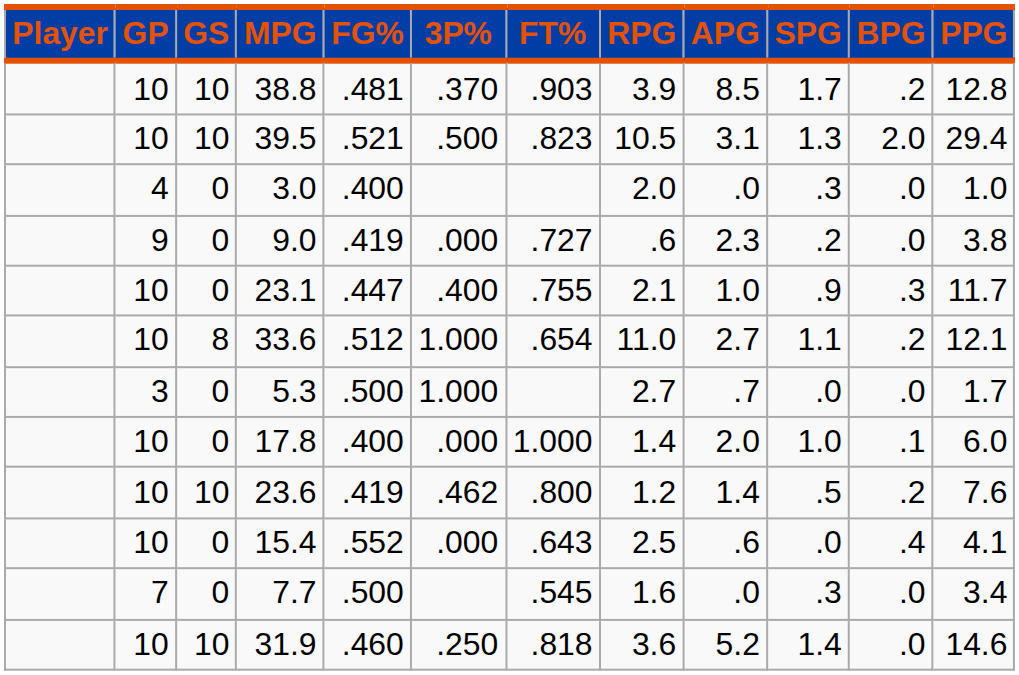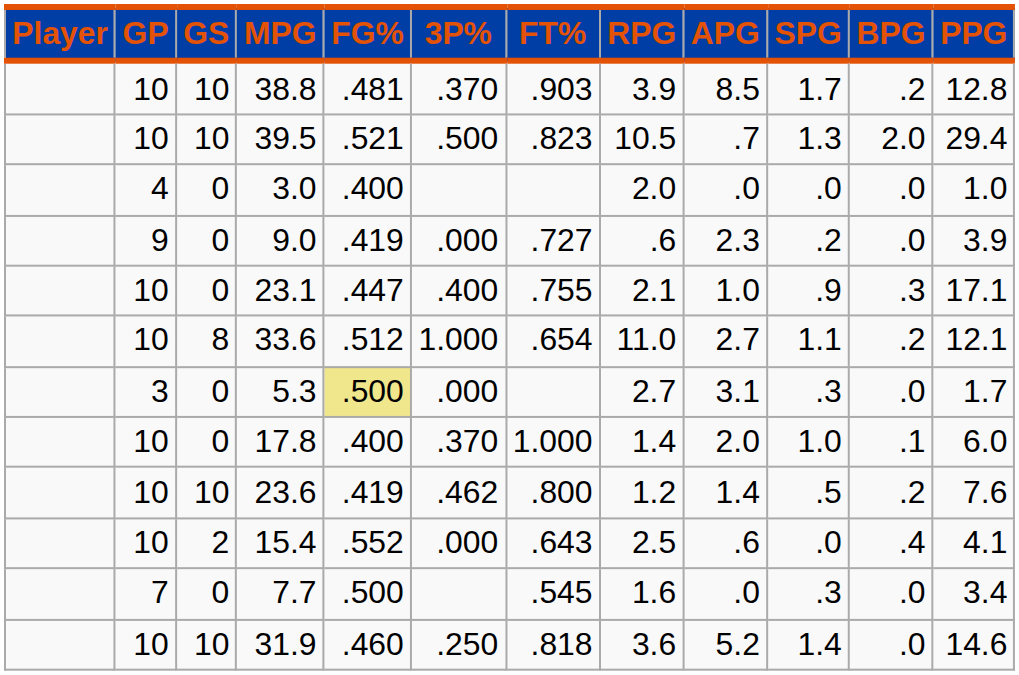(738, 138) 3.1 -> (747, 138) .7
(829, 189) .3 -> (829, 189) .0
(985, 239) 3.8 -> (985, 239) 3.9
(978, 290) 11.7 -> (976, 290) 17.1
(373, 391) no background -> (373, 391) khaki background
(458, 391) 1.000 -> (467, 391) .000
(747, 391) .7 -> (738, 391) 3.1
(829, 391) .0 -> (829, 391) .3
(467, 441) .000 -> (467, 441) .370
(220, 542) 0 -> (220, 542) 2
